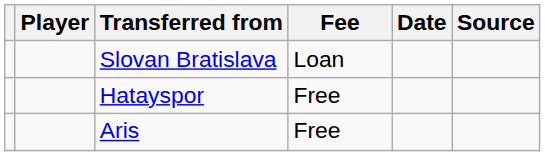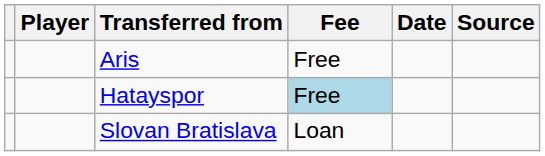rows swapped: (119, 131) <-> (188, 58)
(317, 95) no background -> (317, 95) lightblue background
